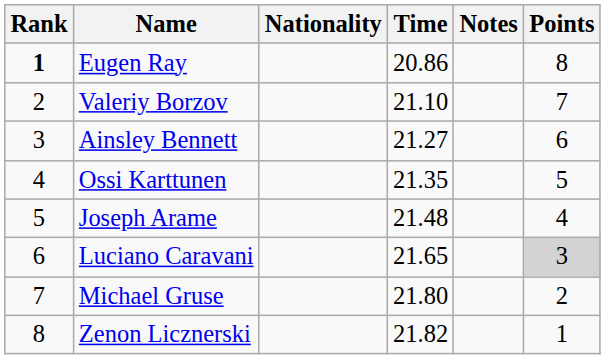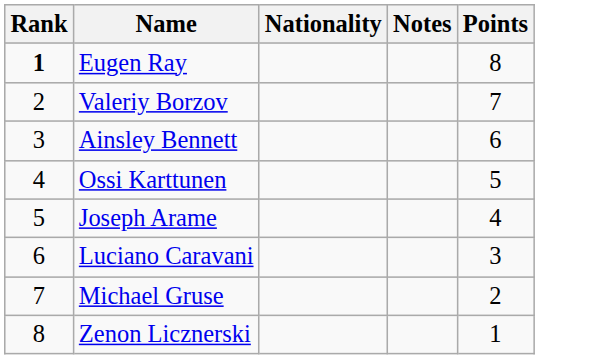- column: (421, 23)
(562, 256) lightgrey background -> (495, 256) no background
